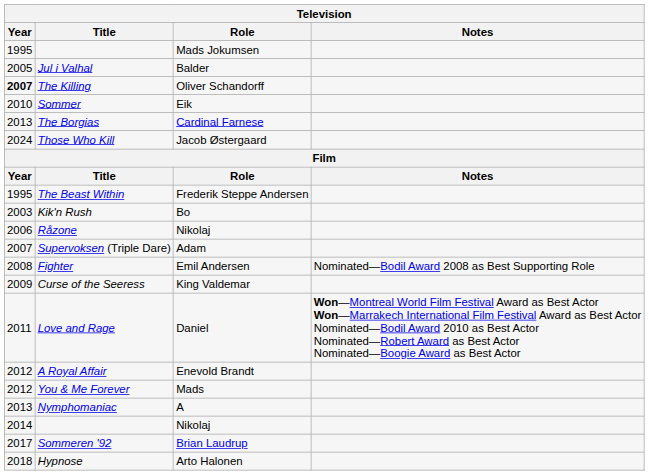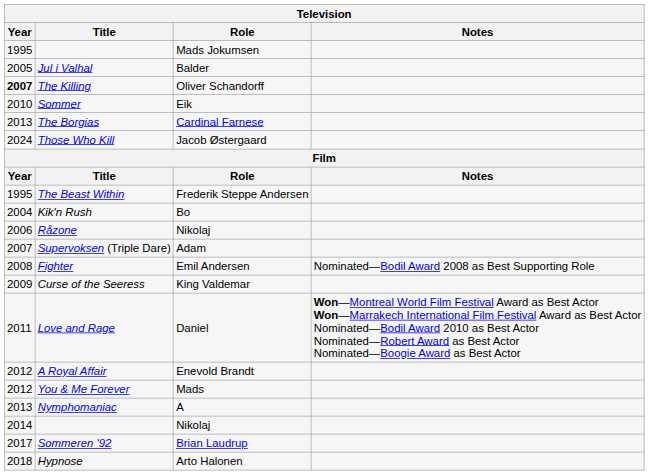(20, 212) 2003 -> (20, 212) 2004
